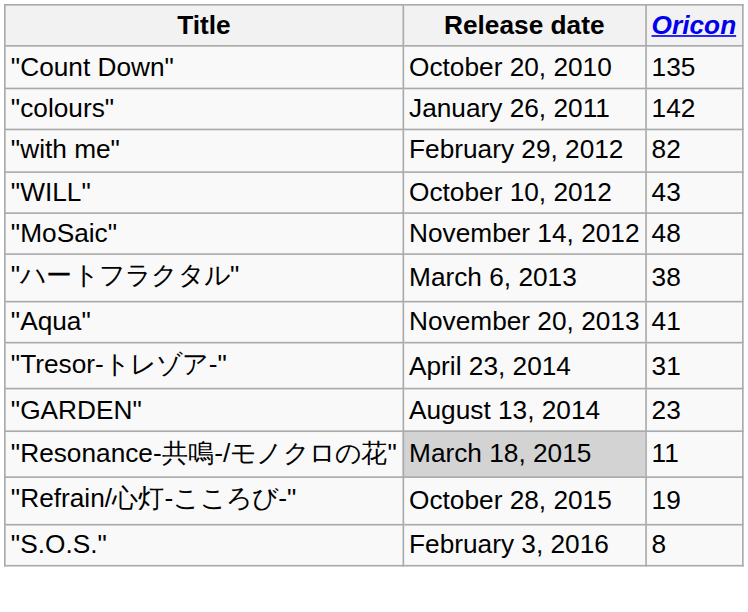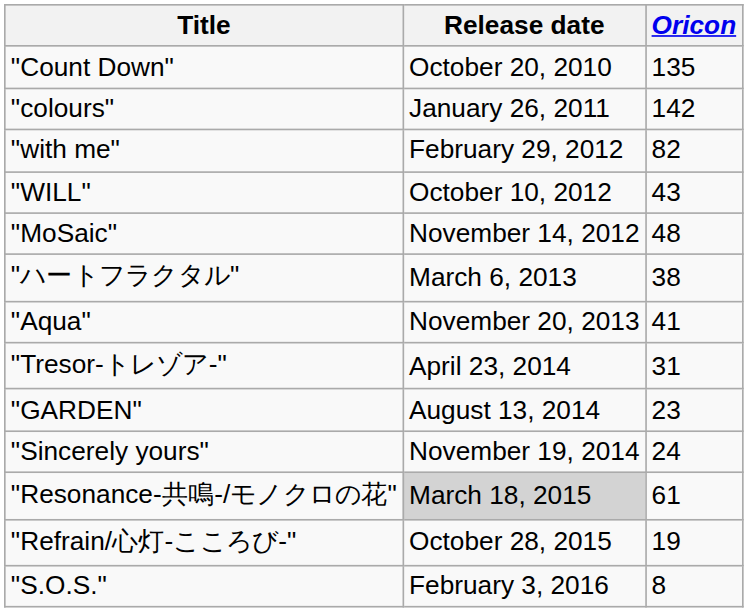+ row: (110, 451)
(665, 453) 11 -> (666, 495) 61
